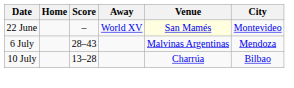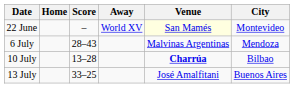(188, 59) normal -> (188, 59) bold
+ row: (22, 75)
